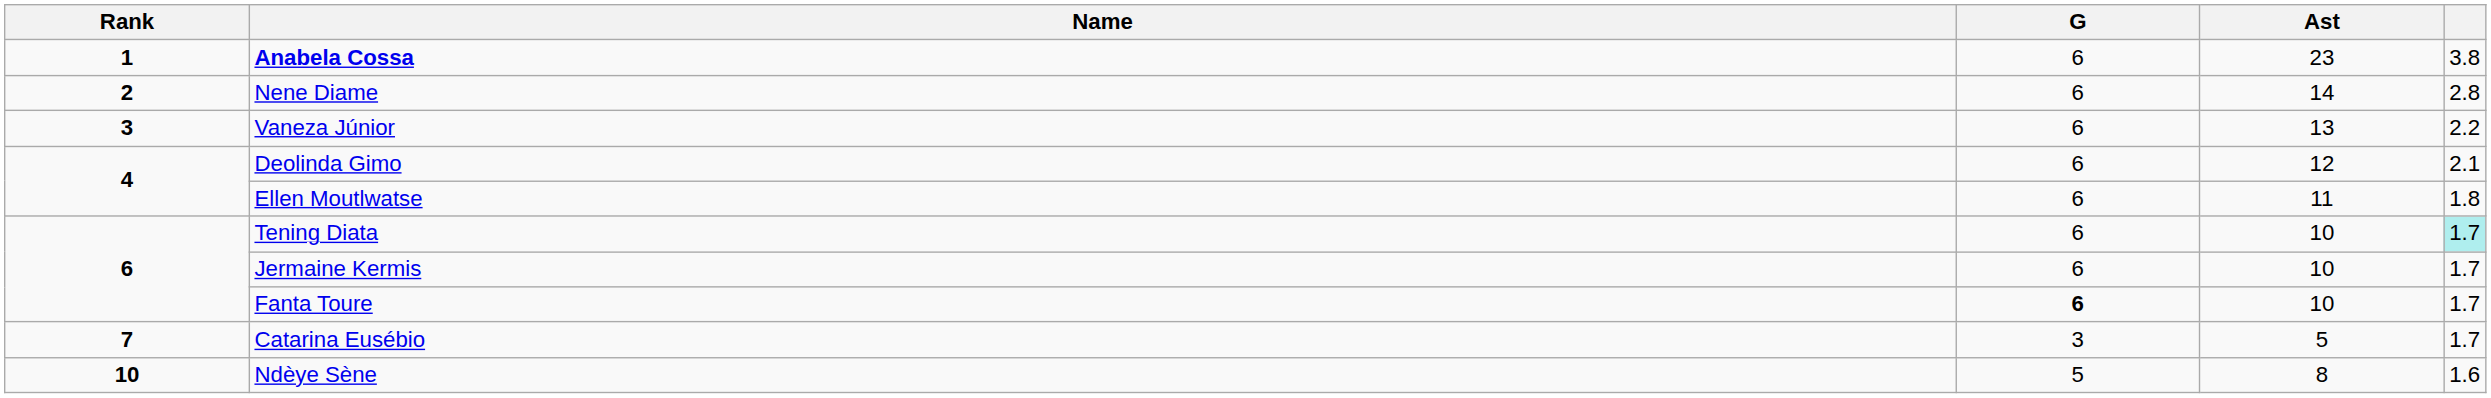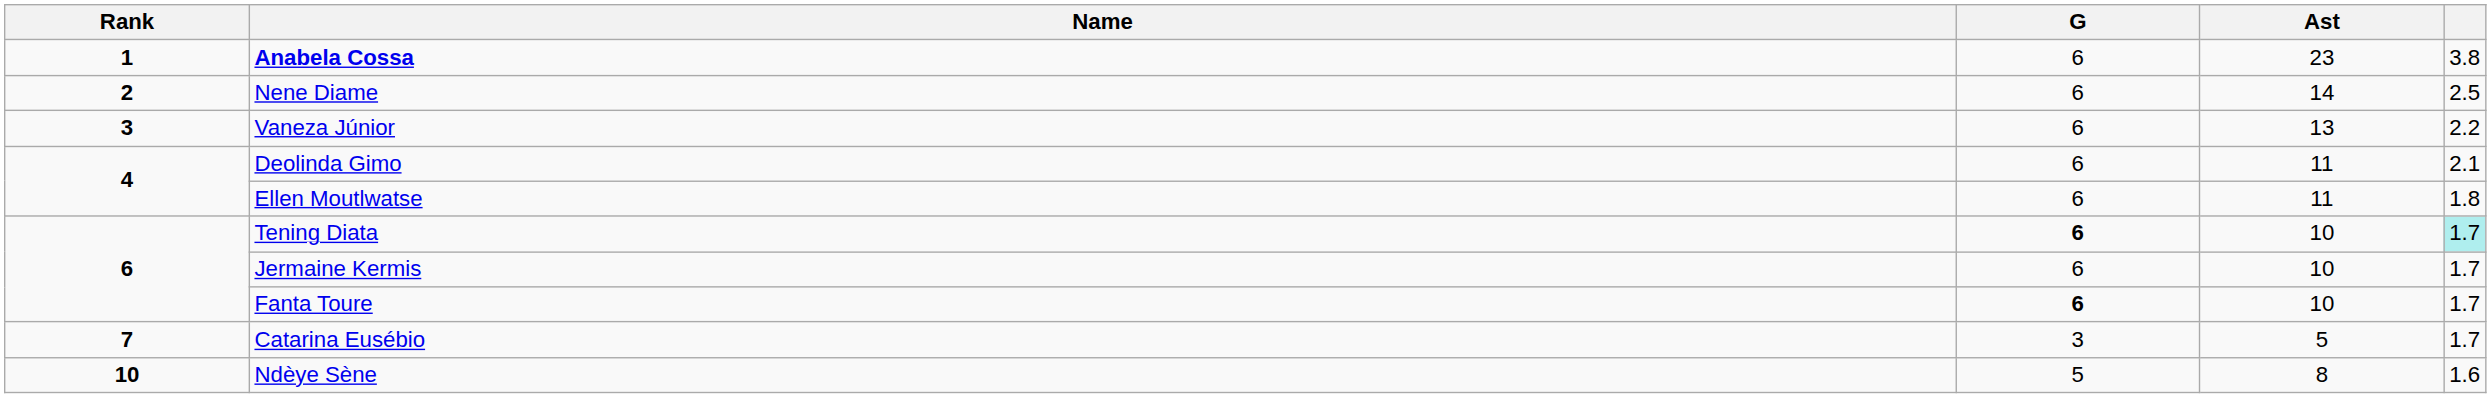(2465, 92) 2.8 -> (2465, 92) 2.5
(2322, 163) 12 -> (2322, 163) 11
(2078, 233) normal -> (2078, 233) bold
